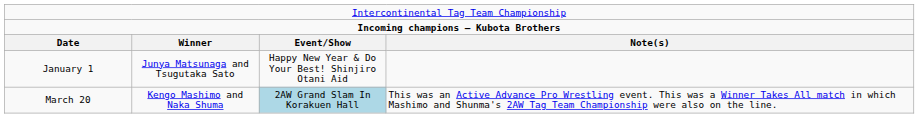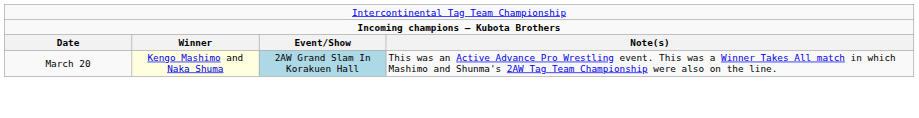- row: (68, 69)
(195, 100) no background -> (195, 63) lightyellow background
